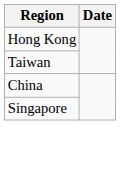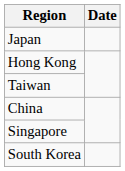+ row: (24, 39)
+ row: (44, 154)
